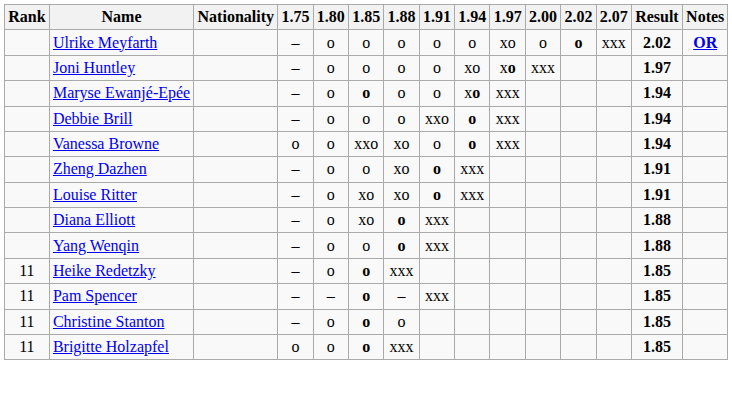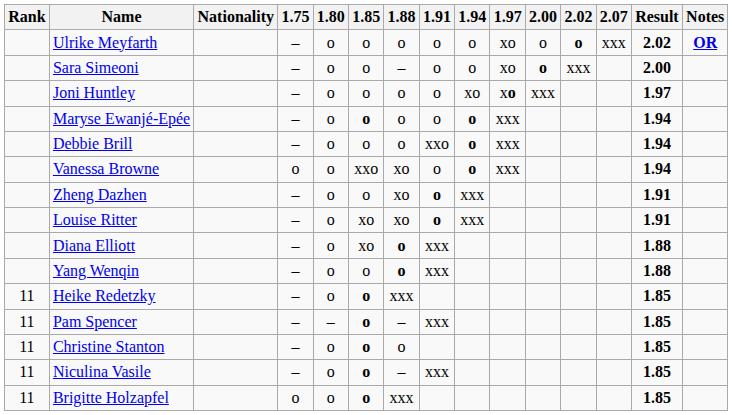+ row: (96, 67)
(472, 93) xo -> (472, 118) o
+ row: (102, 372)
